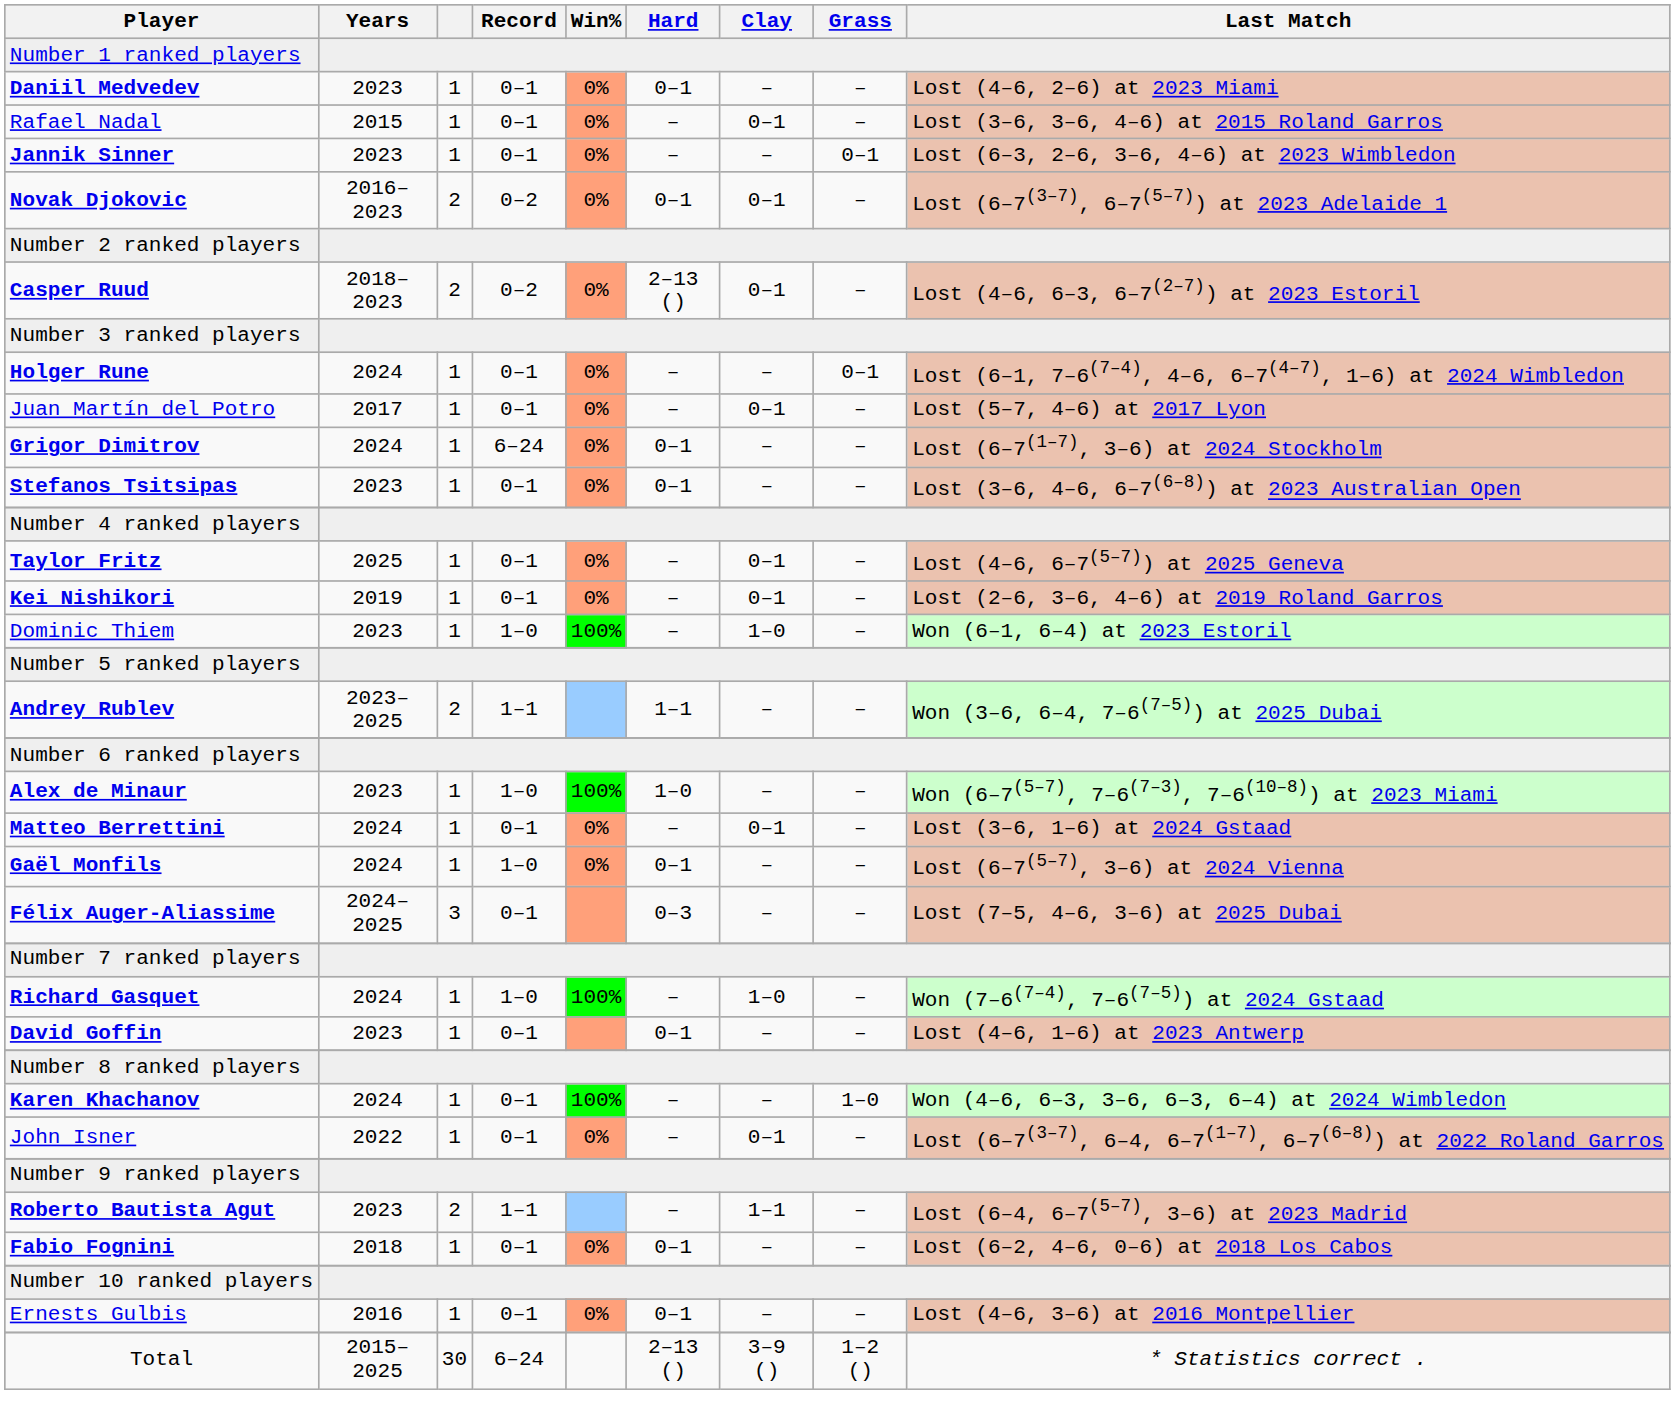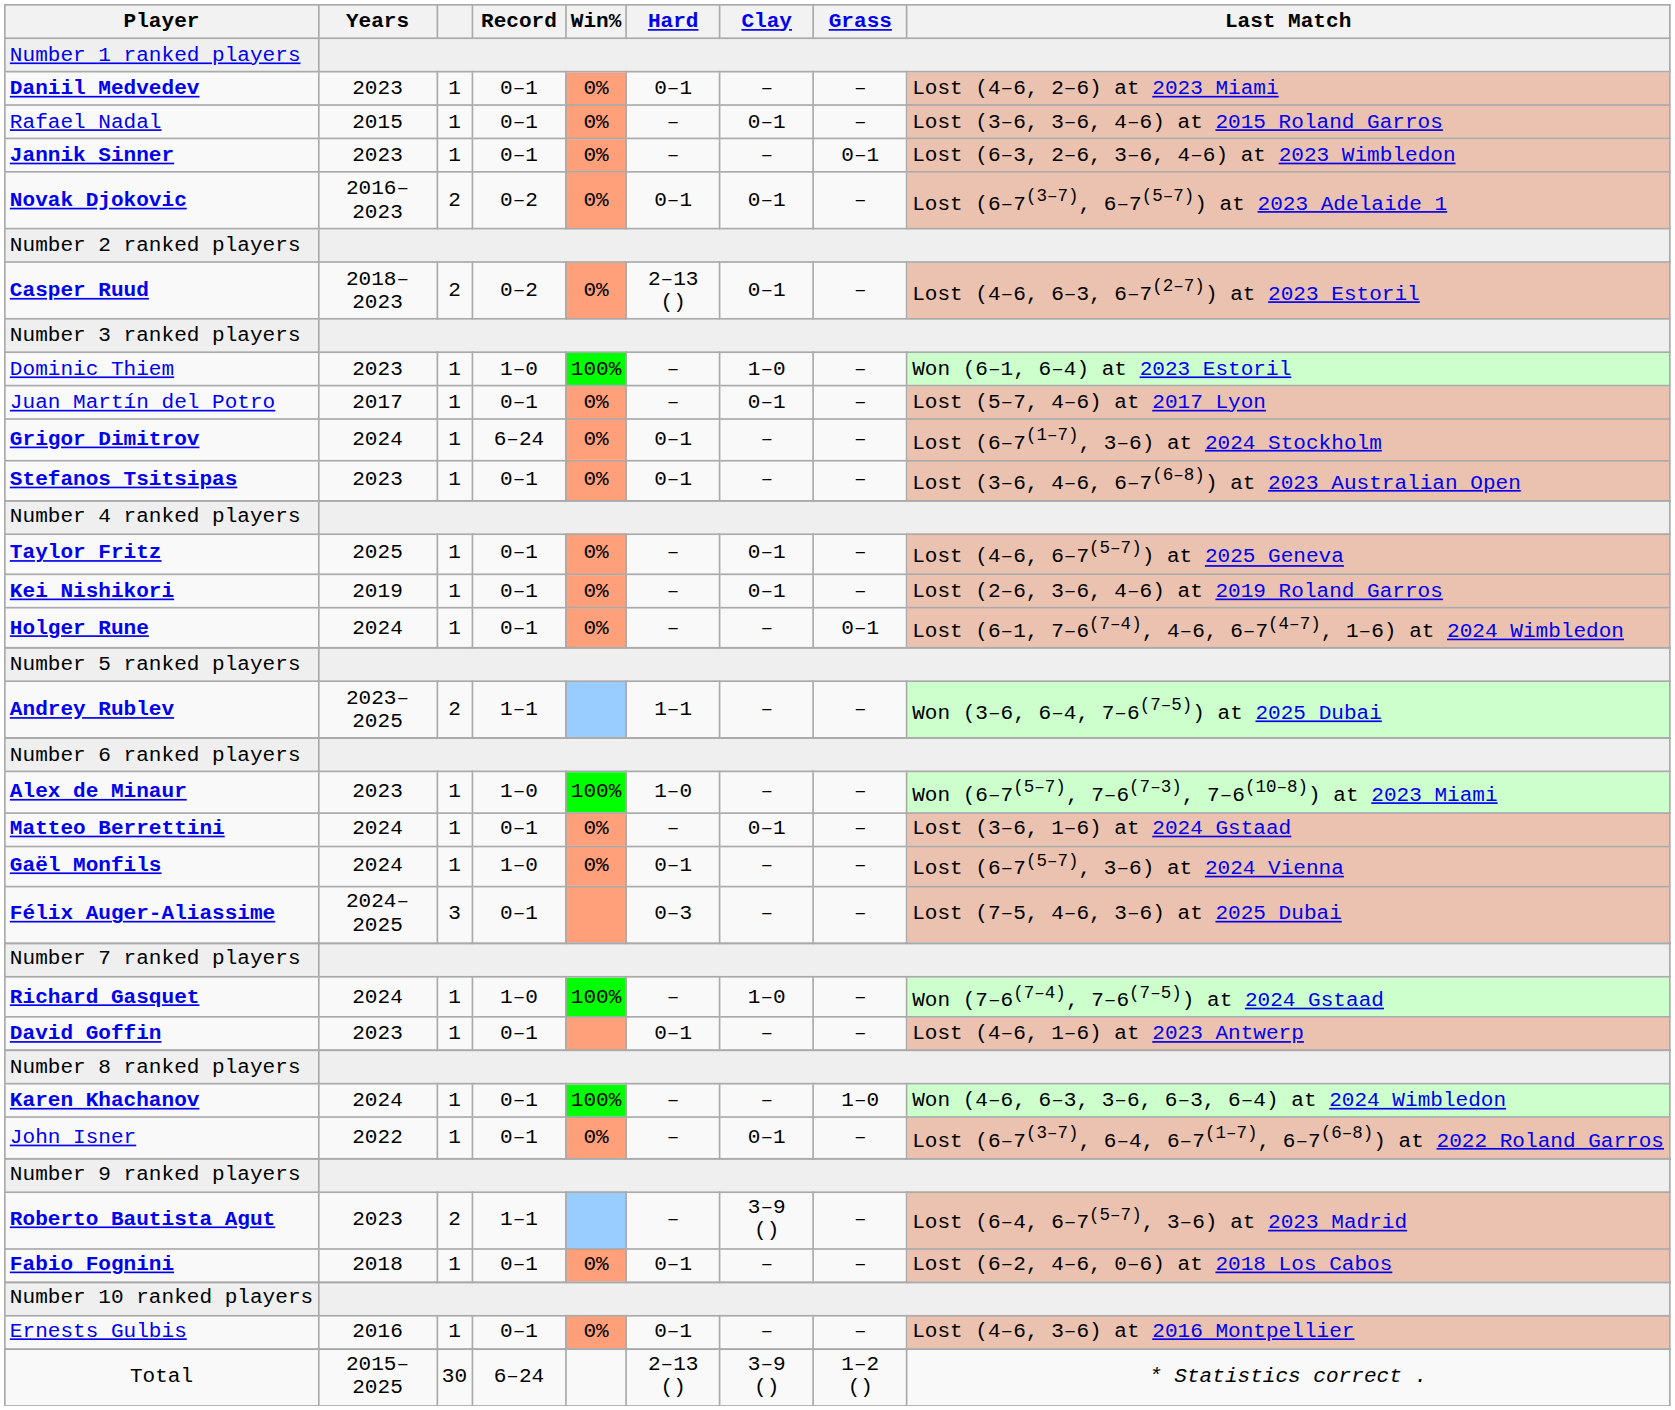rows swapped: (92, 631) <-> (79, 372)
(767, 1211) 1–1 -> (767, 1220) 3–9 ()
